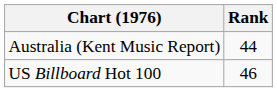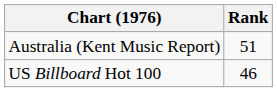(248, 45) 44 -> (248, 45) 51
